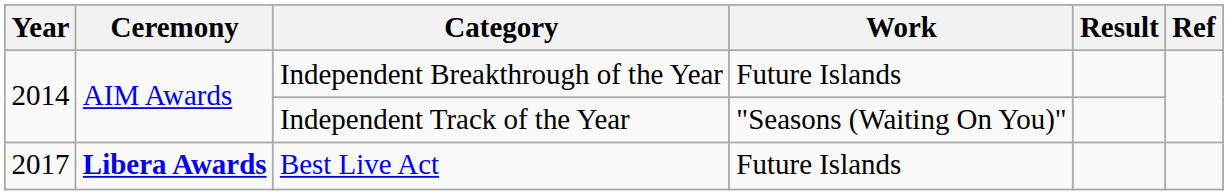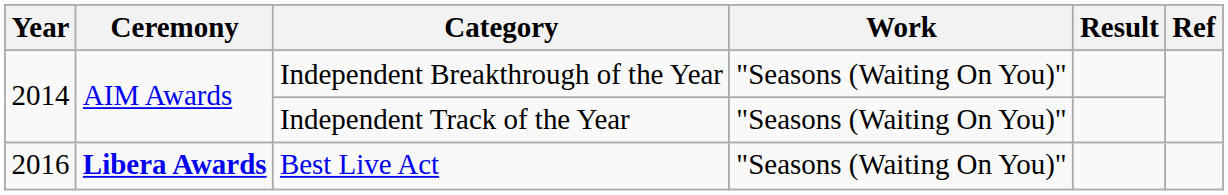(819, 73) Future Islands -> (901, 73) "Seasons (Waiting On You)"
(41, 165) 2017 -> (41, 165) 2016
(819, 165) Future Islands -> (901, 165) "Seasons (Waiting On You)"
